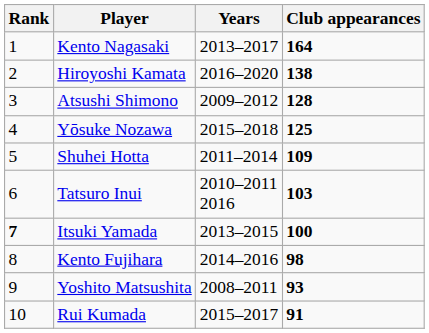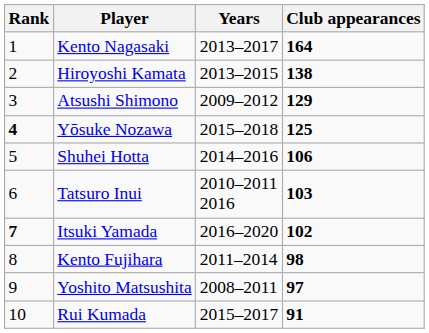(239, 73) 2016–2020 -> (239, 73) 2013–2015
(299, 101) 128 -> (299, 101) 129
(13, 128) normal -> (13, 128) bold
(239, 156) 2011–2014 -> (239, 156) 2014–2016
(299, 156) 109 -> (299, 156) 106
(239, 231) 2013–2015 -> (239, 231) 2016–2020
(299, 231) 100 -> (299, 231) 102
(239, 259) 2014–2016 -> (239, 259) 2011–2014
(295, 286) 93 -> (295, 286) 97
